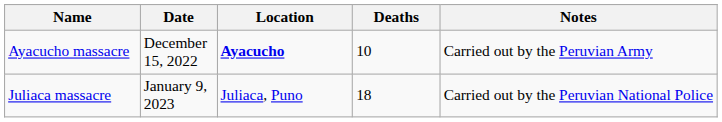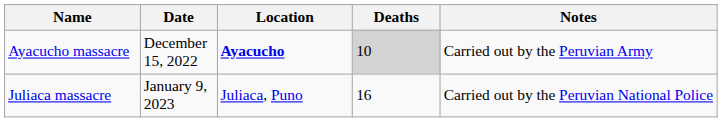(364, 52) no background -> (364, 52) lightgrey background
(364, 95) 18 -> (364, 95) 16
